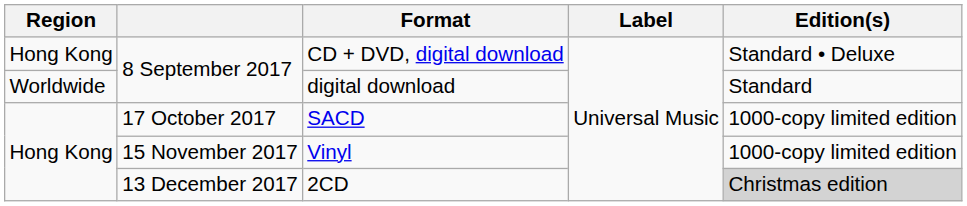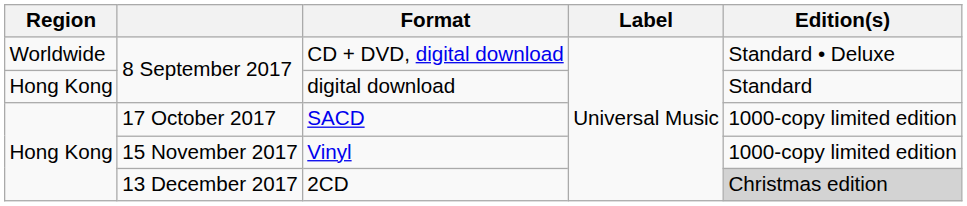(61, 53) Hong Kong -> (57, 53) Worldwide
(57, 86) Worldwide -> (61, 86) Hong Kong
